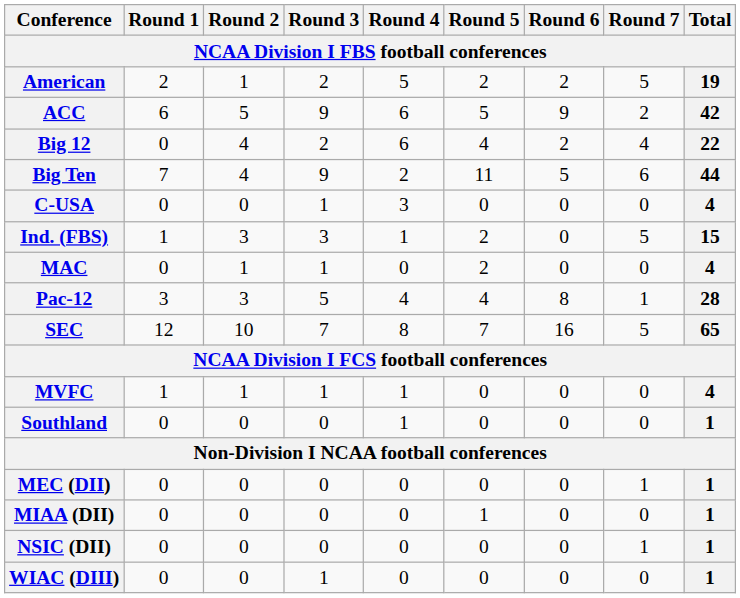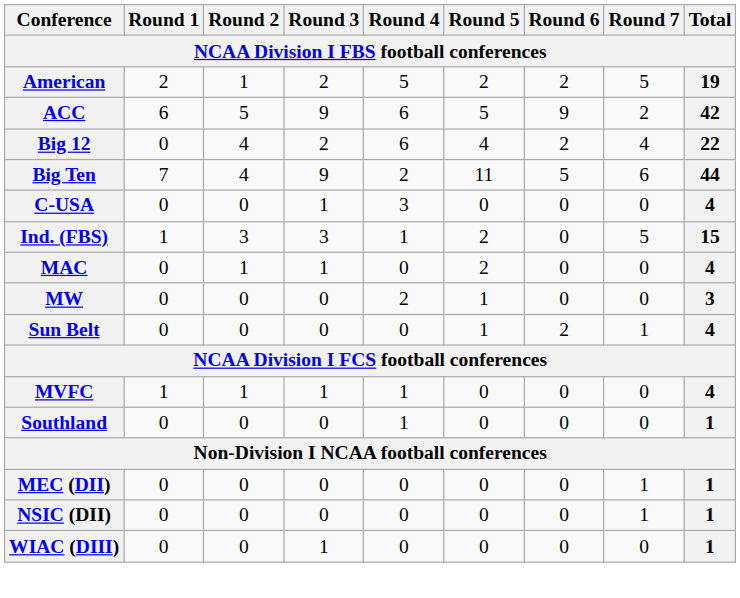+ row: (64, 298)
- row: (64, 298)
- row: (64, 329)
+ row: (64, 329)
- row: (64, 515)
